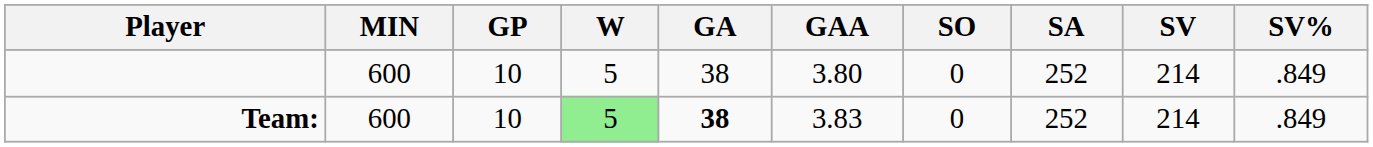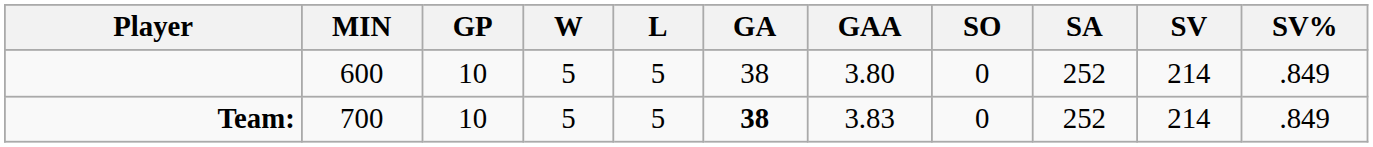+ column: (658, 27)
(389, 118) 600 -> (362, 118) 700
(610, 118) lightgreen background -> (568, 118) no background
